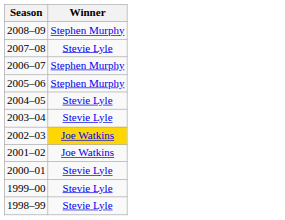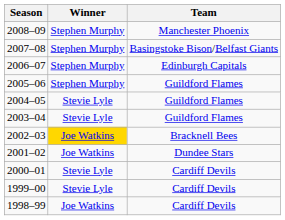+ column: (204, 13)
(88, 48) Stevie Lyle -> (88, 48) Stephen Murphy
(88, 205) Stevie Lyle -> (88, 205) Joe Watkins
